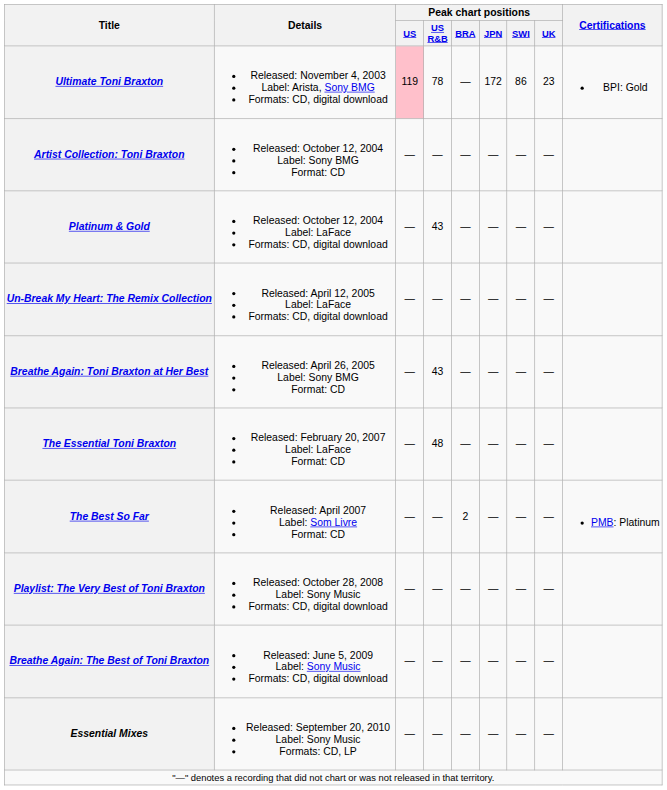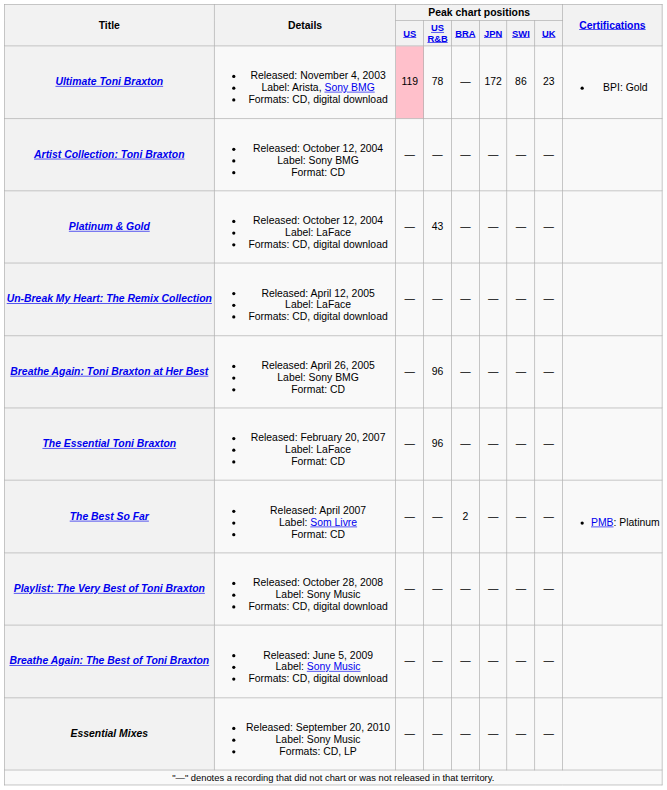(438, 371) 43 -> (438, 371) 96
(438, 444) 48 -> (438, 444) 96
